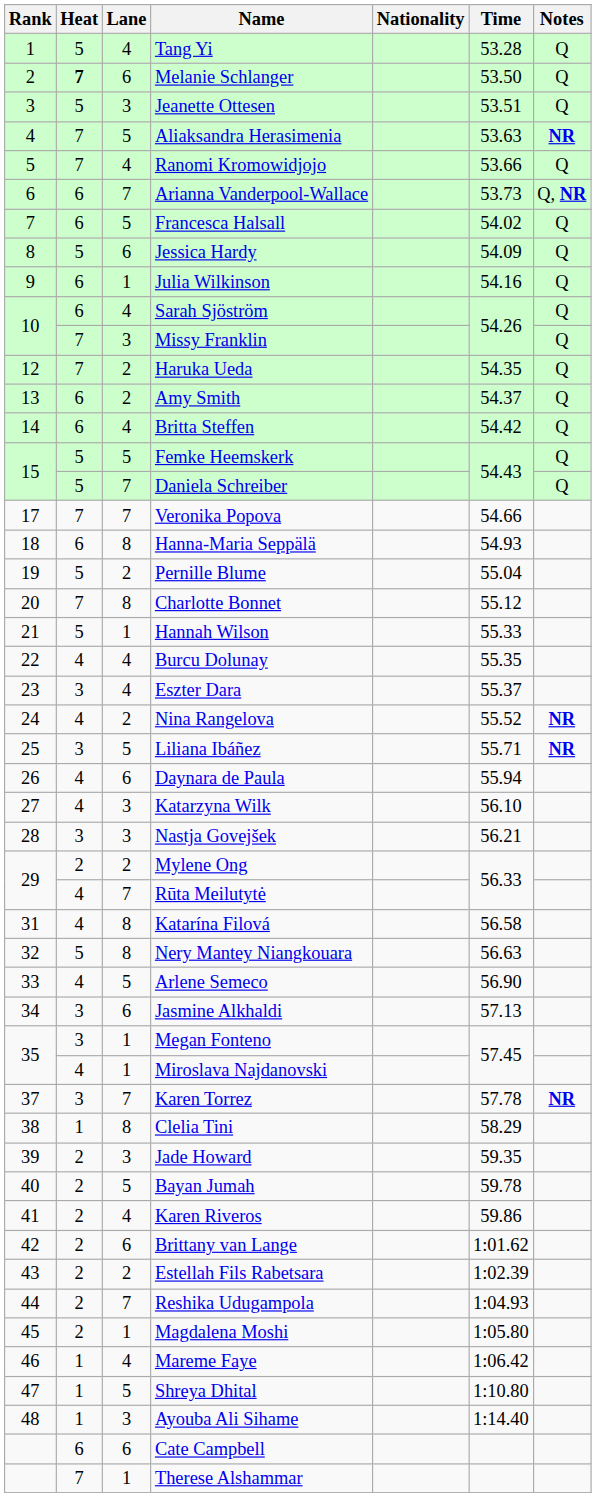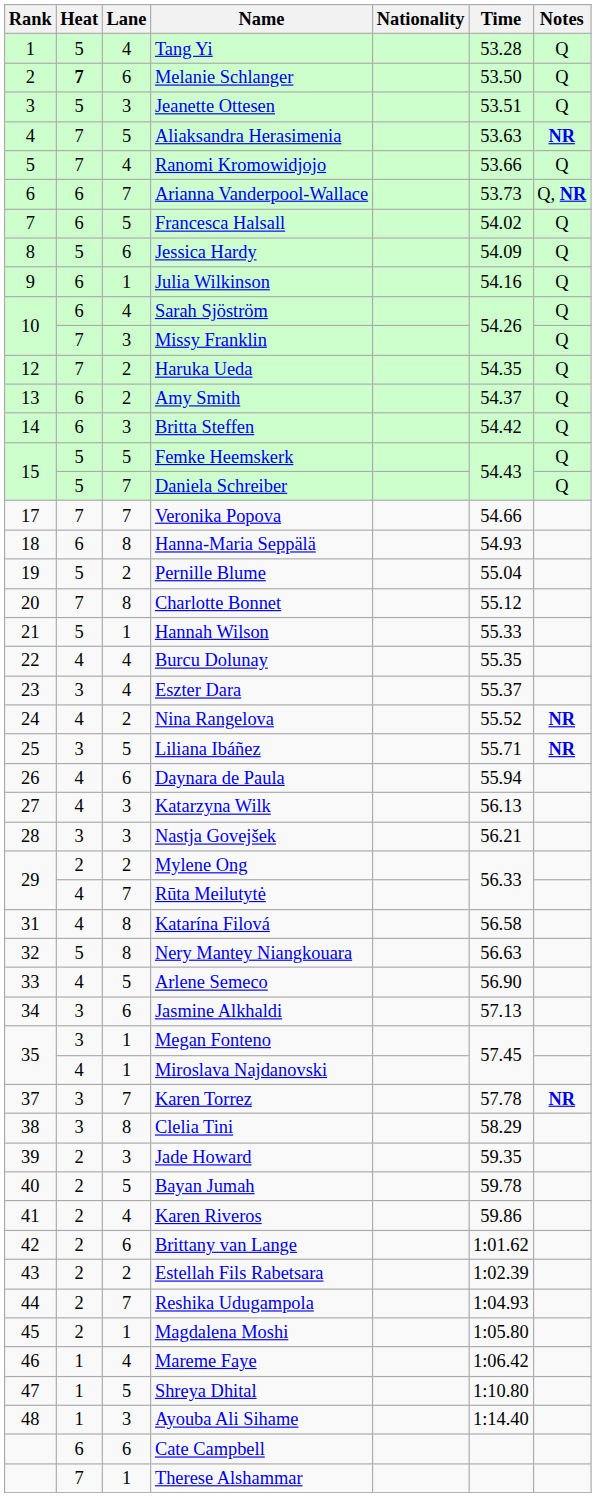(126, 427) 4 -> (126, 427) 3
(501, 806) 56.10 -> (501, 806) 56.13
(79, 1127) 1 -> (79, 1127) 3
